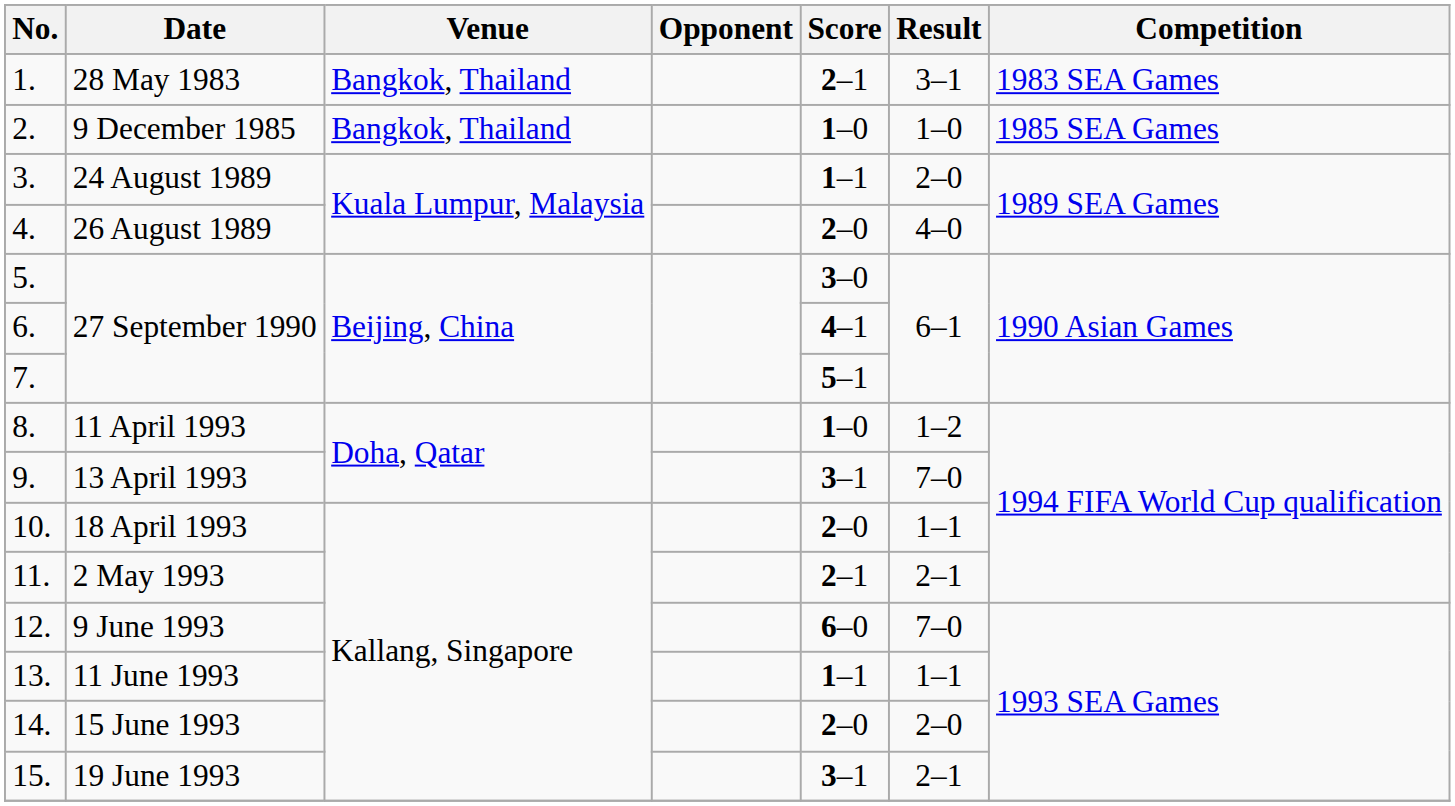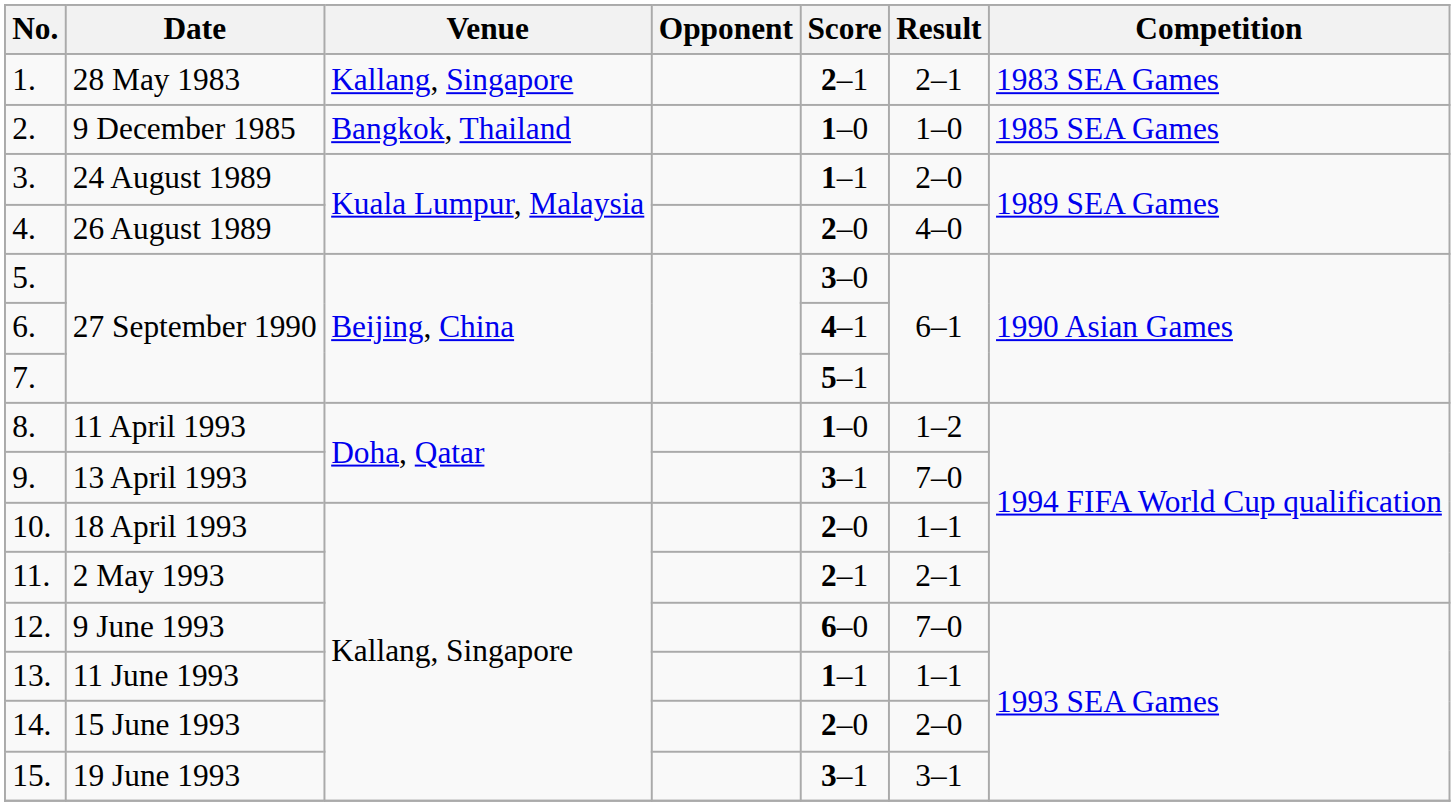(451, 79) Bangkok, Thailand -> (452, 79) Kallang, Singapore
(939, 79) 3–1 -> (939, 79) 2–1
(939, 775) 2–1 -> (939, 775) 3–1
